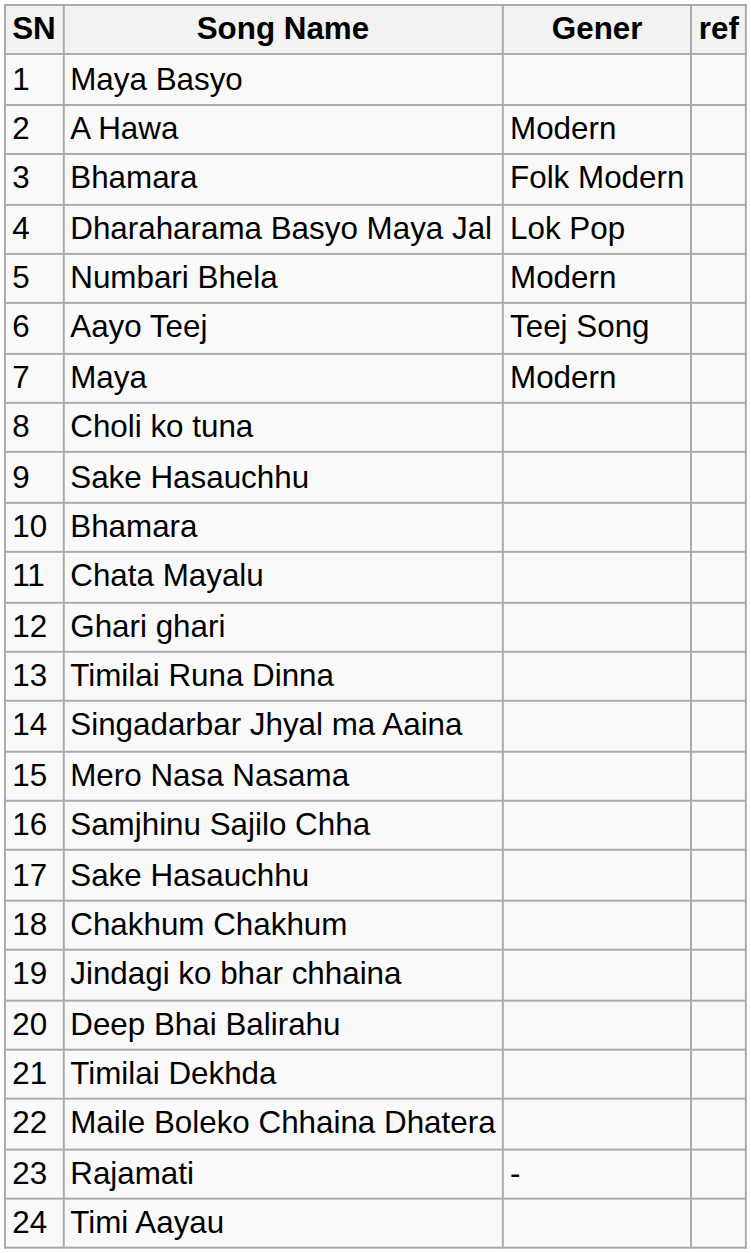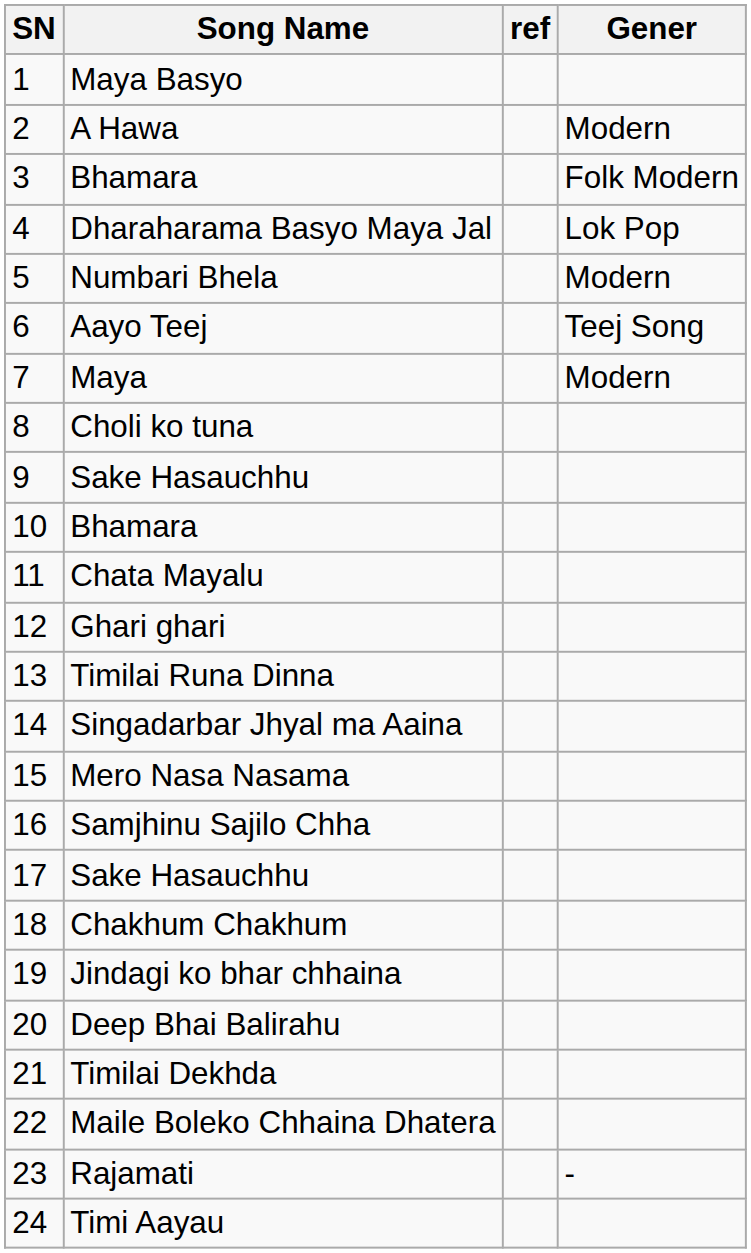columns swapped: (597, 29) <-> (719, 29)
